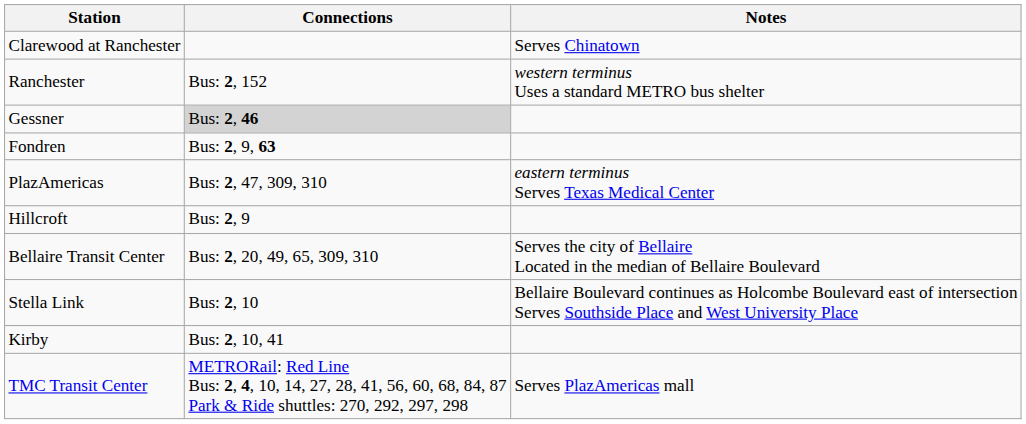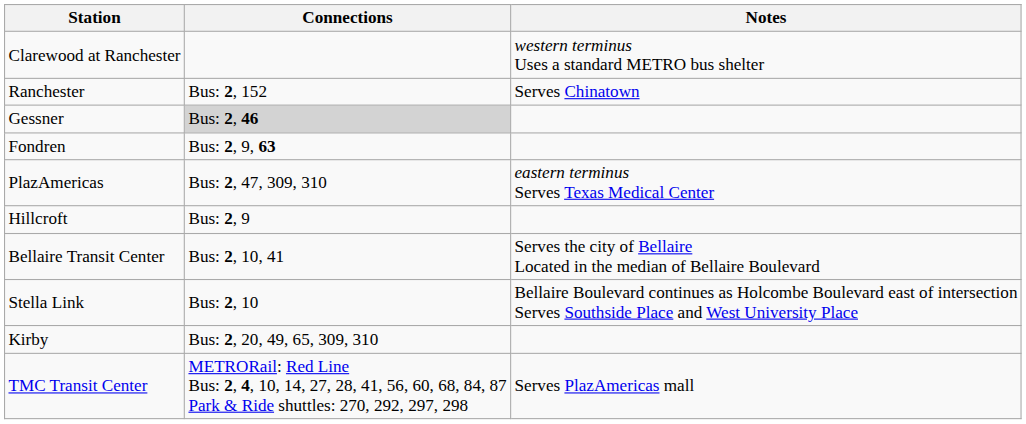(577, 45) Serves Chinatown -> (639, 54) western terminus Uses a standard METRO bus shelter
(639, 82) western terminus Uses a standard METRO bus shelter -> (577, 91) Serves Chinatown
(283, 256) Bus: 2, 20, 49, 65, 309, 310 -> (236, 256) Bus: 2, 10, 41
(236, 339) Bus: 2, 10, 41 -> (283, 339) Bus: 2, 20, 49, 65, 309, 310
